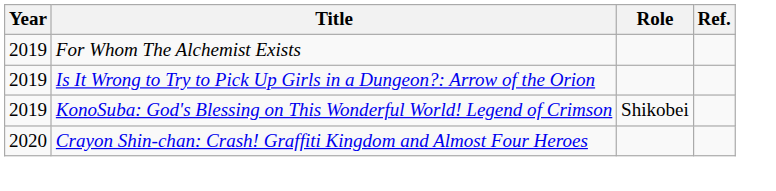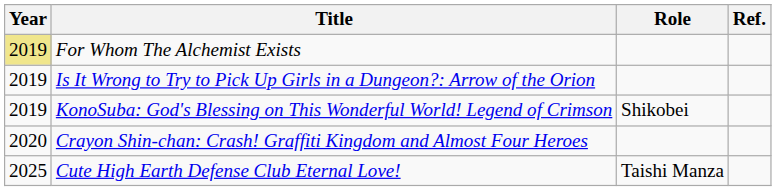(28, 49) no background -> (28, 49) khaki background
+ row: (228, 170)
